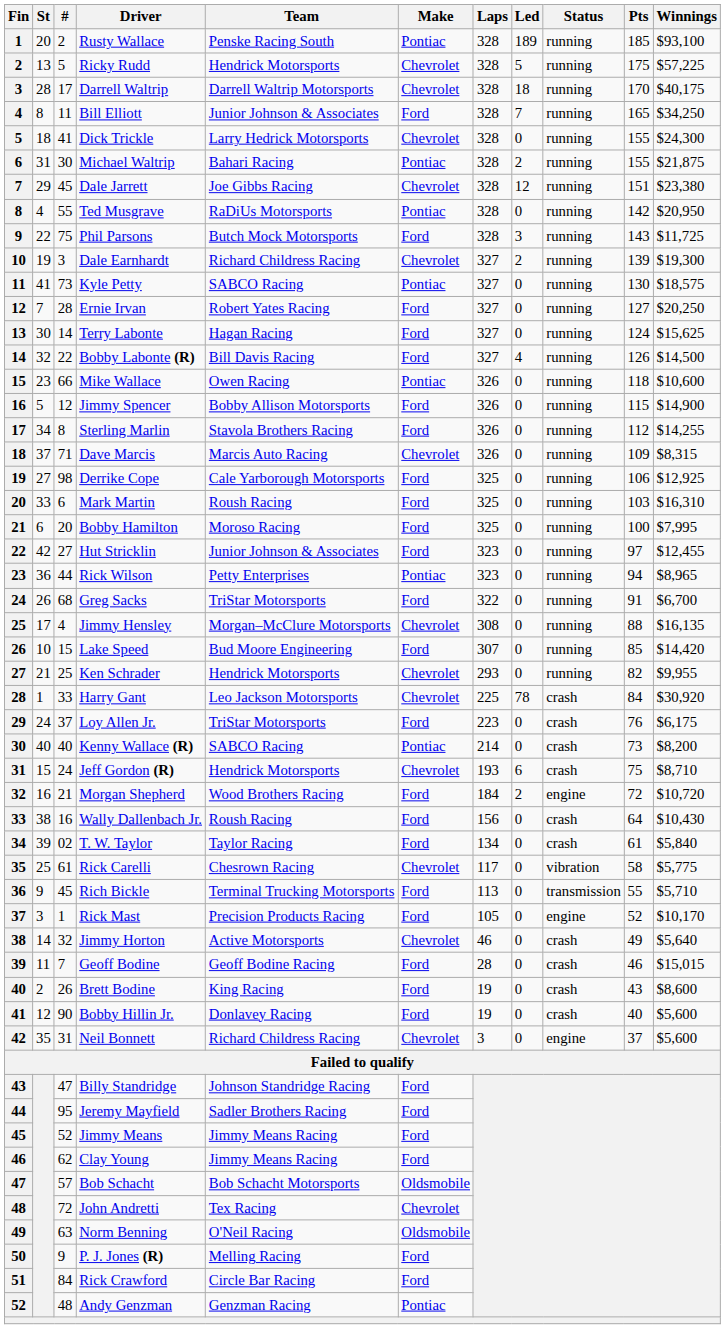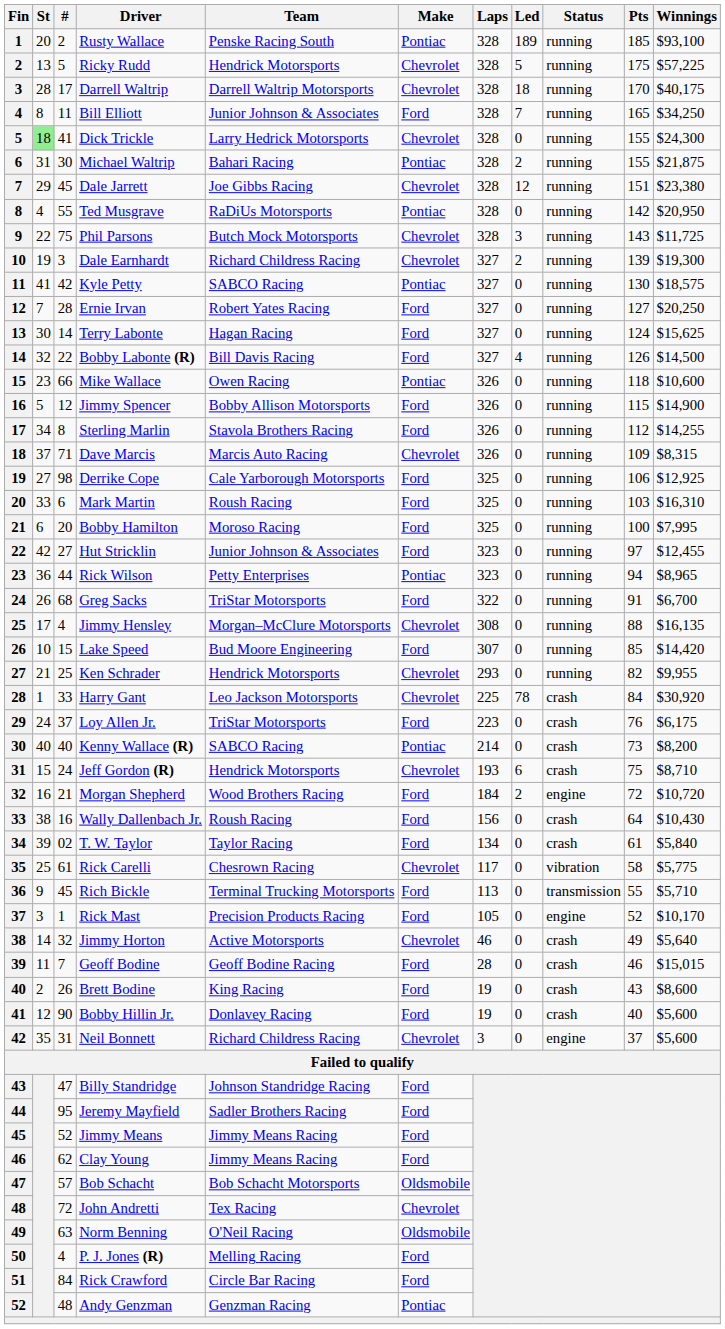(43, 138) no background -> (43, 138) lightgreen background
(415, 235) Ford -> (430, 235) Chevrolet
(65, 284) 73 -> (65, 284) 42
(61, 1256) 9 -> (61, 1256) 4
